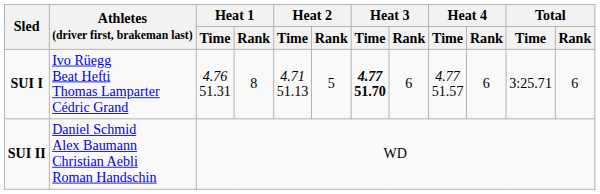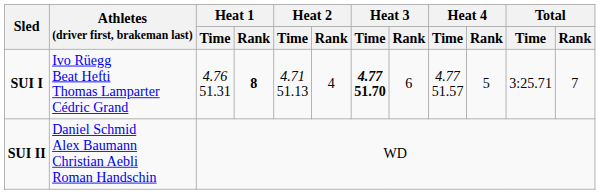(254, 84) normal -> (254, 84) bold
(331, 84) 5 -> (331, 84) 4
(486, 84) 6 -> (486, 84) 5
(575, 84) 6 -> (575, 84) 7
